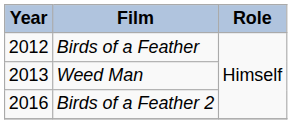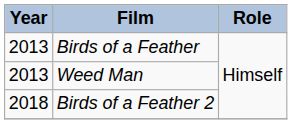(29, 47) 2012 -> (29, 47) 2013
(29, 103) 2016 -> (29, 103) 2018
